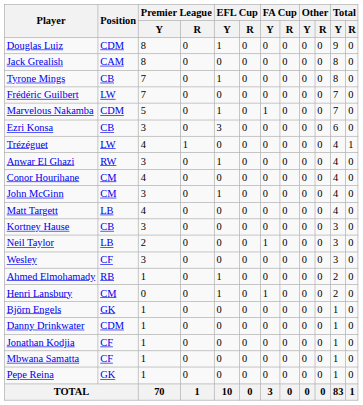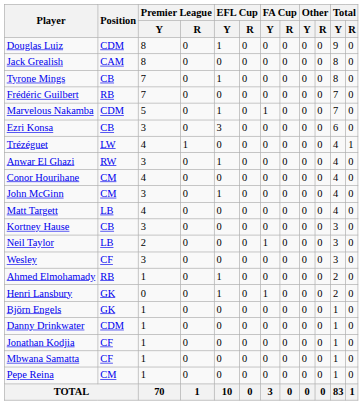(108, 95) LW -> (107, 95) RB
(108, 293) CM -> (108, 293) GK
(108, 375) GK -> (108, 375) CM
